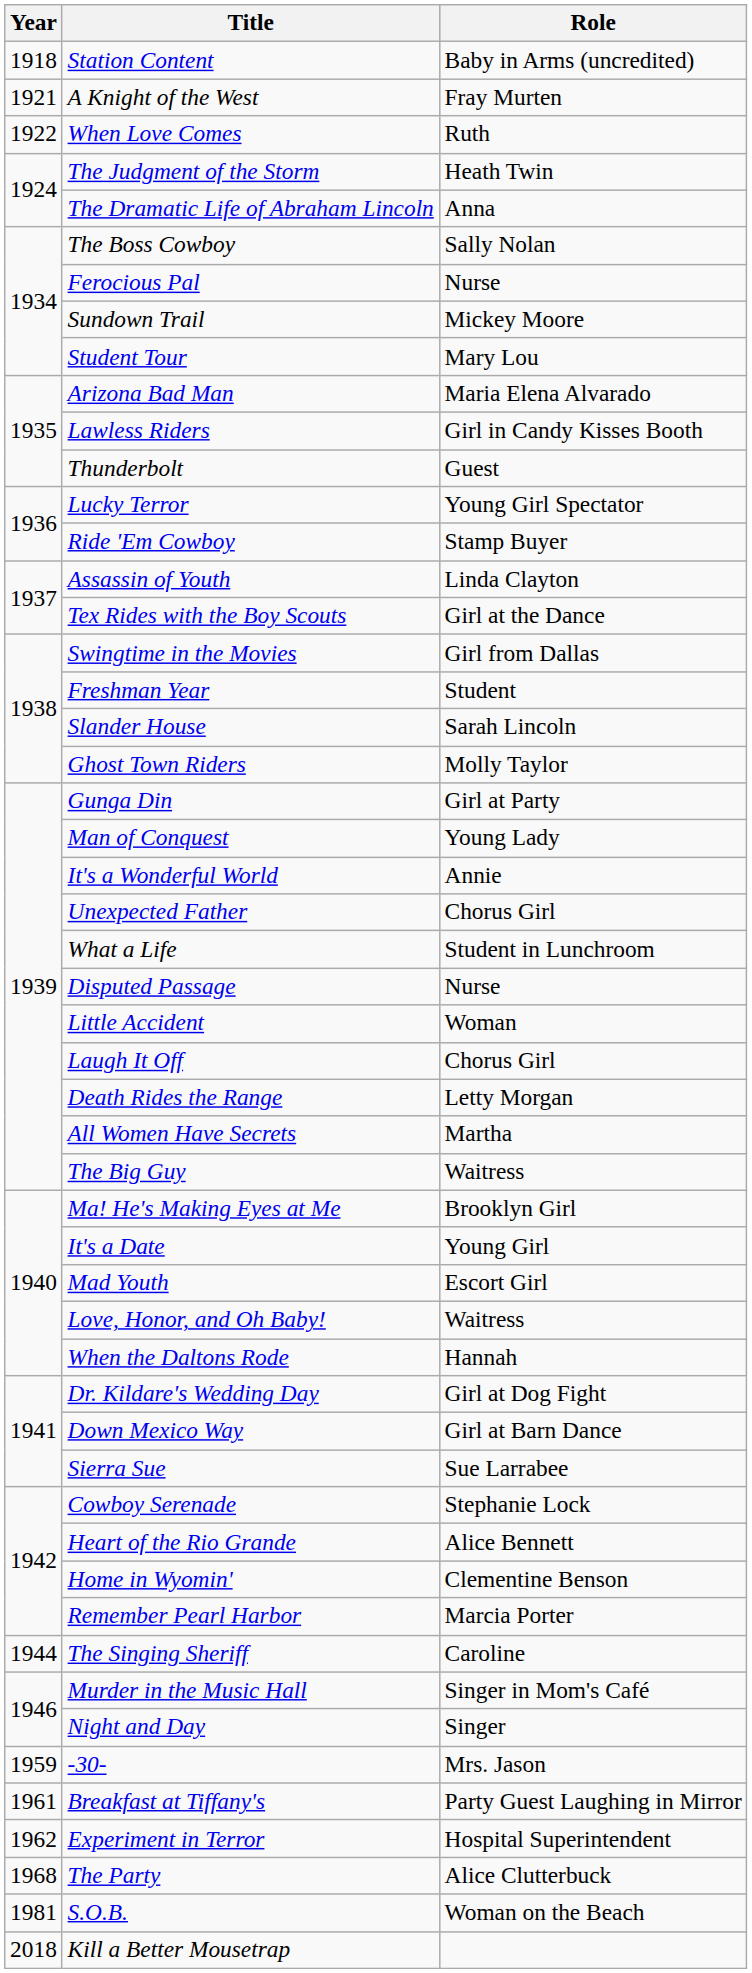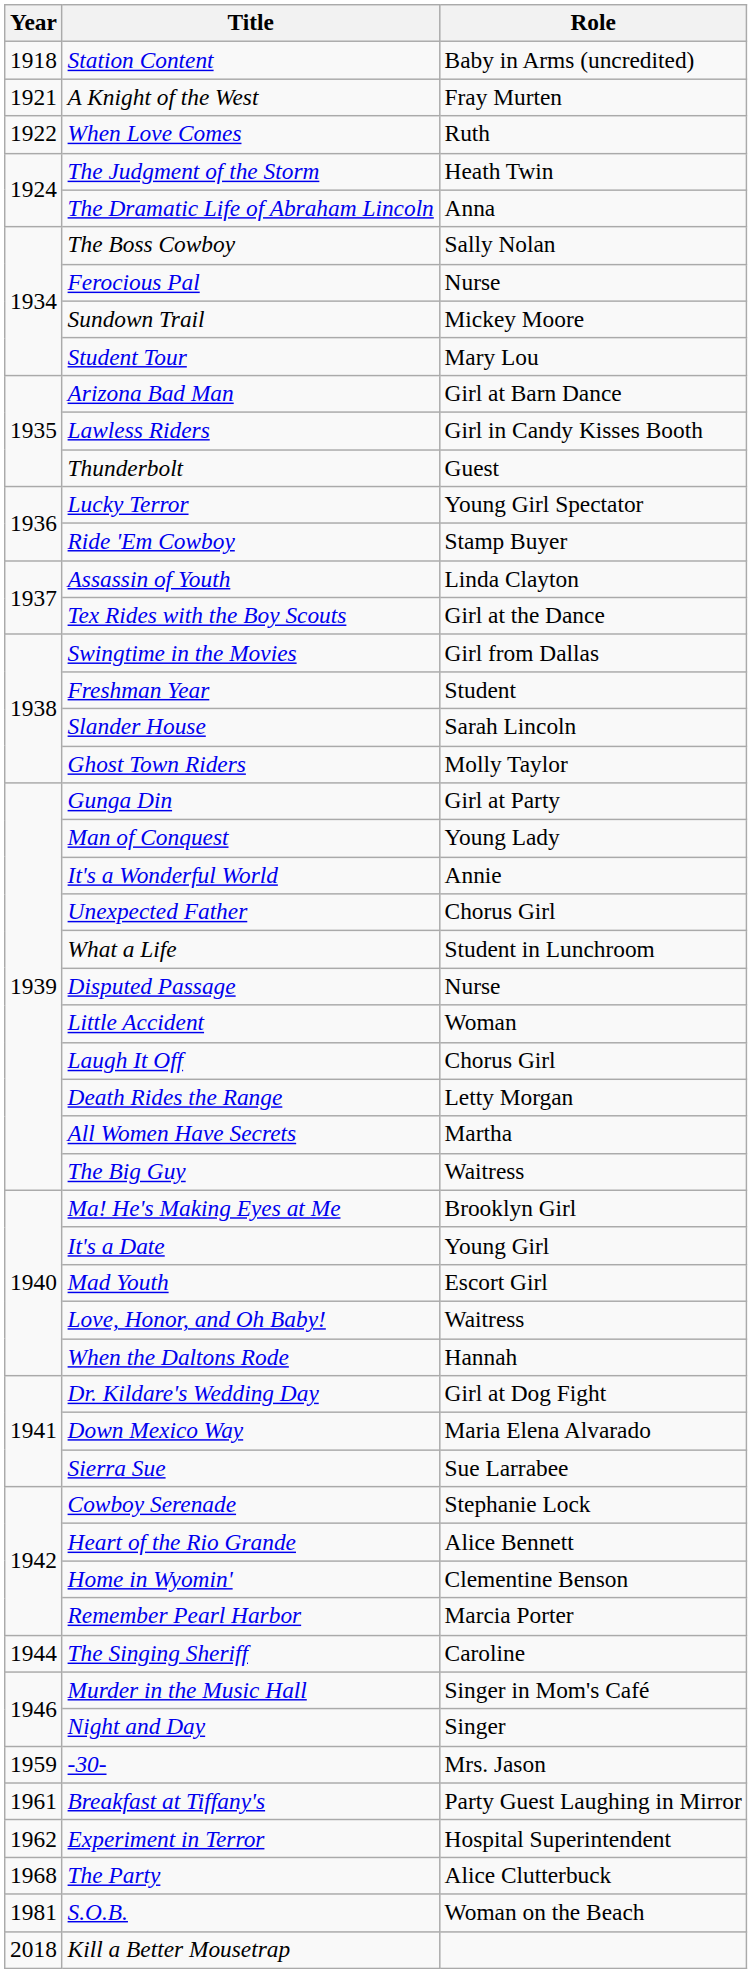(548, 393) Maria Elena Alvarado -> (533, 393) Girl at Barn Dance
(533, 1430) Girl at Barn Dance -> (548, 1430) Maria Elena Alvarado
